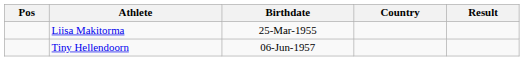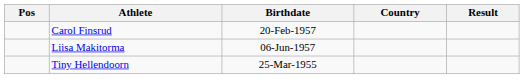+ row: (82, 30)
(288, 30) 25-Mar-1955 -> (288, 47) 06-Jun-1957
(288, 47) 06-Jun-1957 -> (288, 64) 25-Mar-1955
